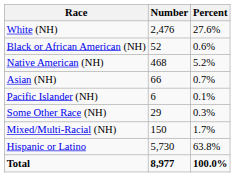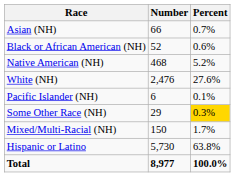rows swapped: (32, 29) <-> (32, 79)
(204, 113) no background -> (204, 113) gold background
